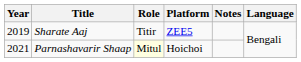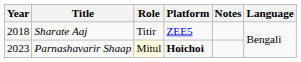(18, 31) 2019 -> (18, 31) 2018
(18, 48) 2021 -> (18, 48) 2023
(185, 48) normal -> (185, 48) bold
